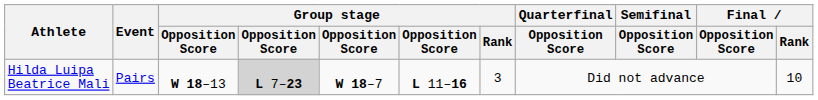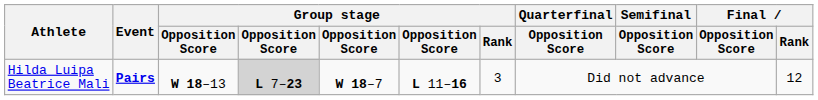(135, 78) normal -> (135, 78) bold
(794, 78) 10 -> (794, 78) 12
